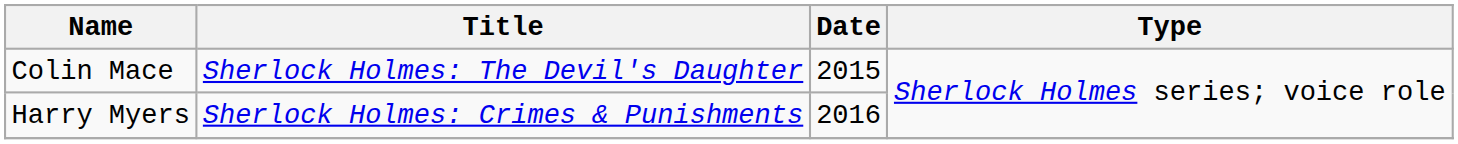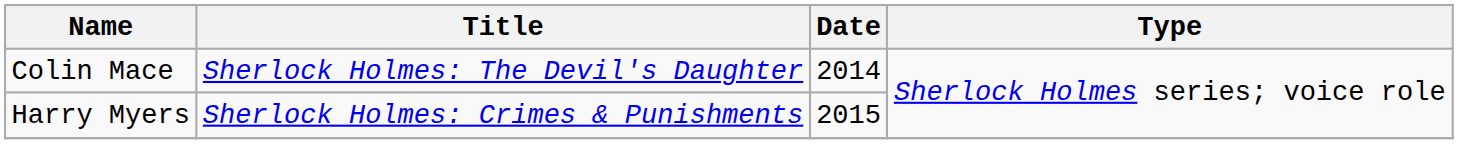(849, 71) 2015 -> (849, 71) 2014
(849, 115) 2016 -> (849, 115) 2015
